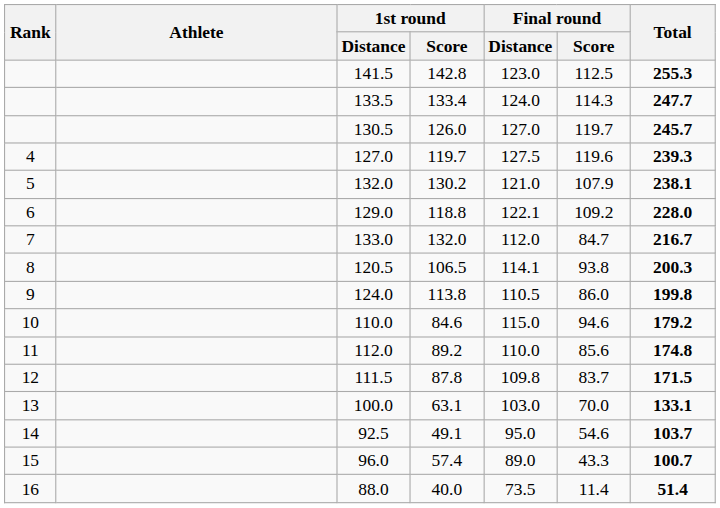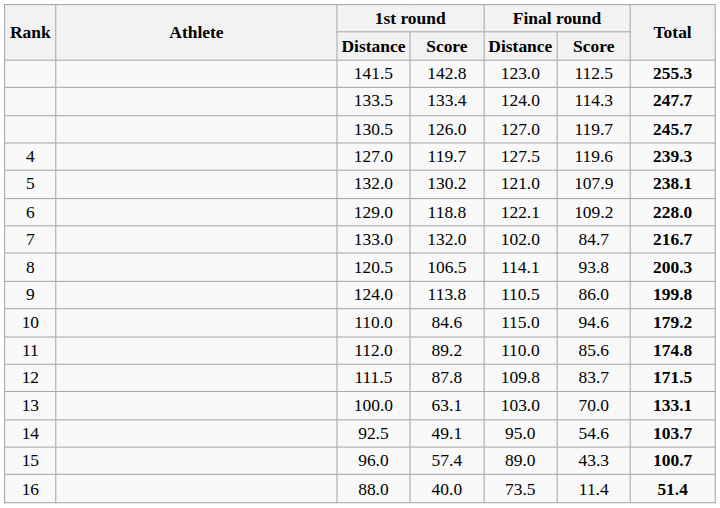(520, 239) 112.0 -> (520, 239) 102.0
